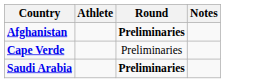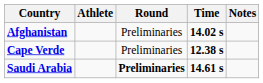+ column: (207, 13)
(152, 31) bold -> (152, 31) normal
